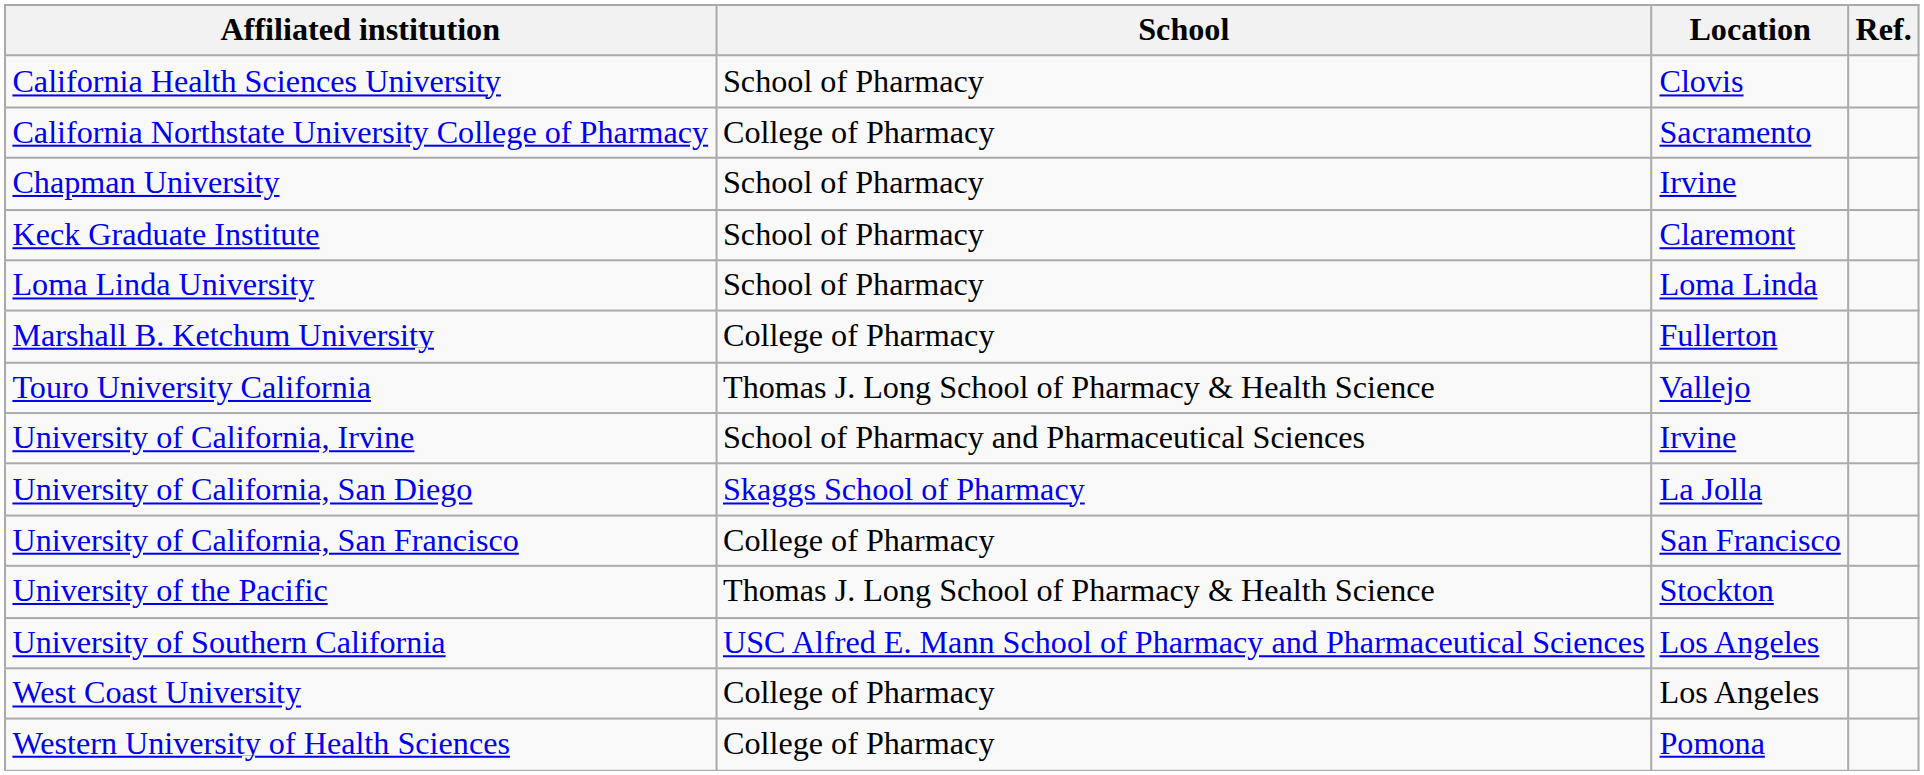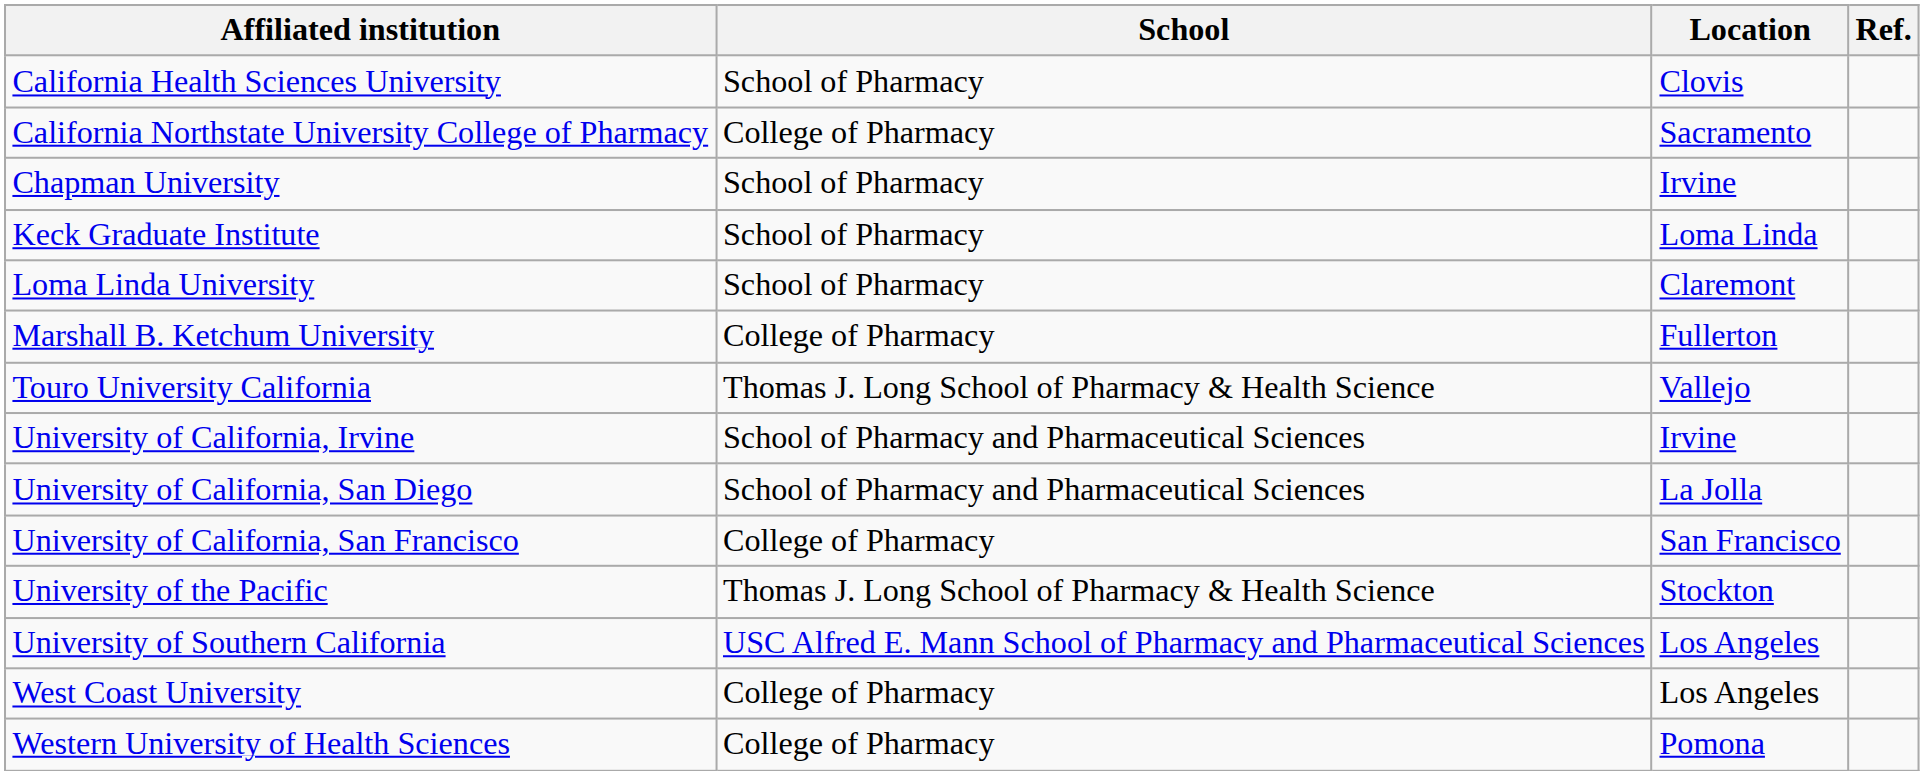(1727, 234) Claremont -> (1739, 234) Loma Linda
(1739, 285) Loma Linda -> (1727, 285) Claremont
(904, 489) Skaggs School of Pharmacy -> (1044, 489) School of Pharmacy and Pharmaceutical Sciences
